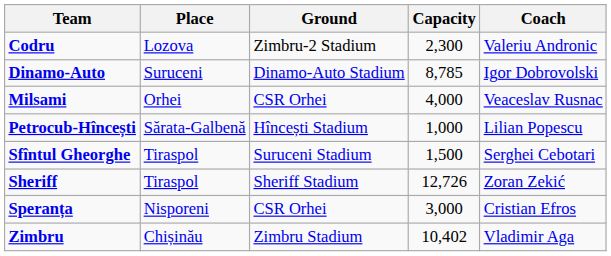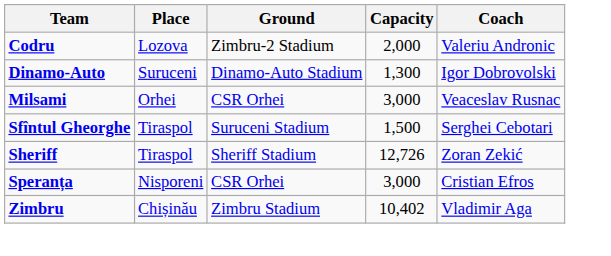(444, 45) 2,300 -> (402, 45) 2,000
(444, 73) 8,785 -> (402, 73) 1,300
(444, 100) 4,000 -> (402, 100) 3,000
- row: (72, 127)
